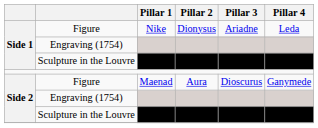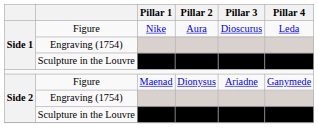(197, 28) Dionysus -> (197, 28) Aura
(241, 28) Ariadne -> (241, 28) Dioscurus
(197, 82) Aura -> (197, 82) Dionysus
(241, 82) Dioscurus -> (241, 82) Ariadne
